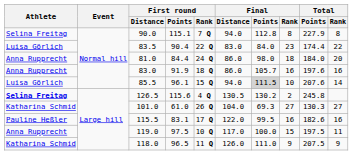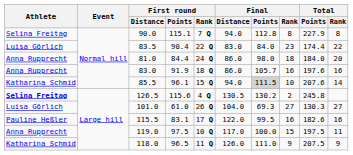(34, 82) Luisa Görlich -> (41, 82) Katharina Schmid
(41, 107) Katharina Schmid -> (34, 107) Luisa Görlich
